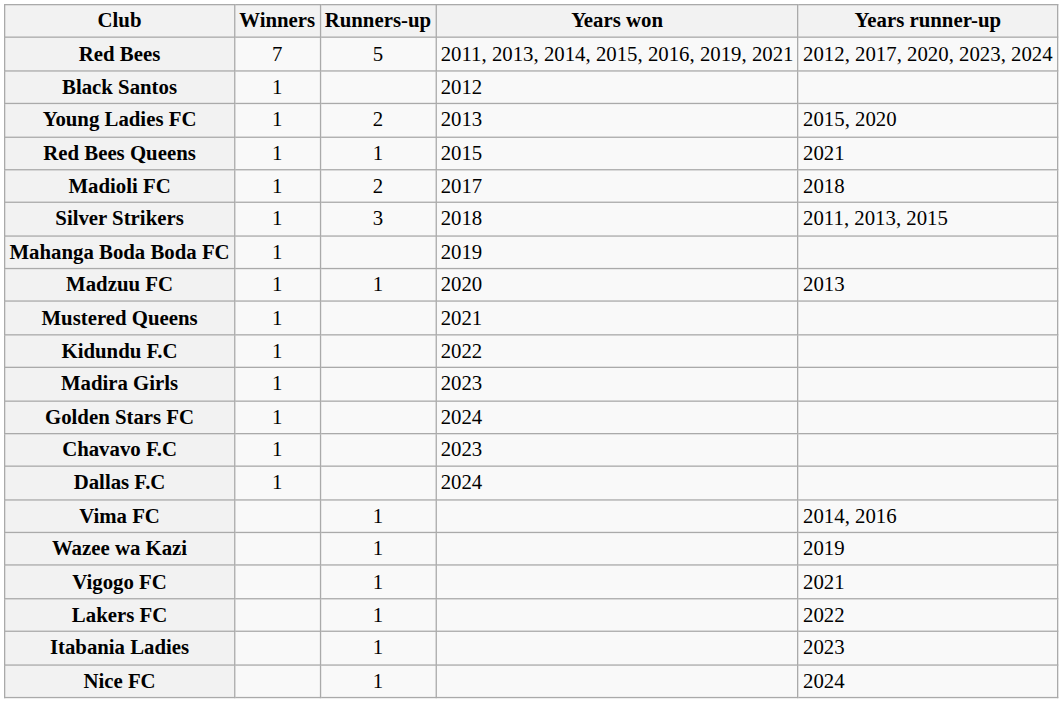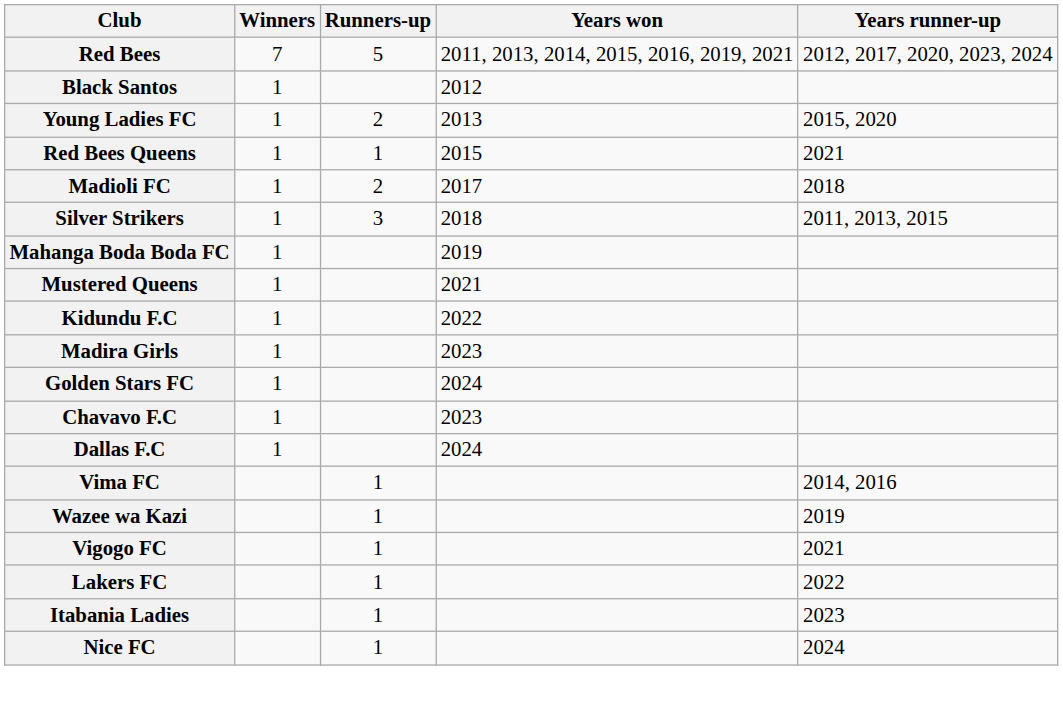- row: (120, 284)
